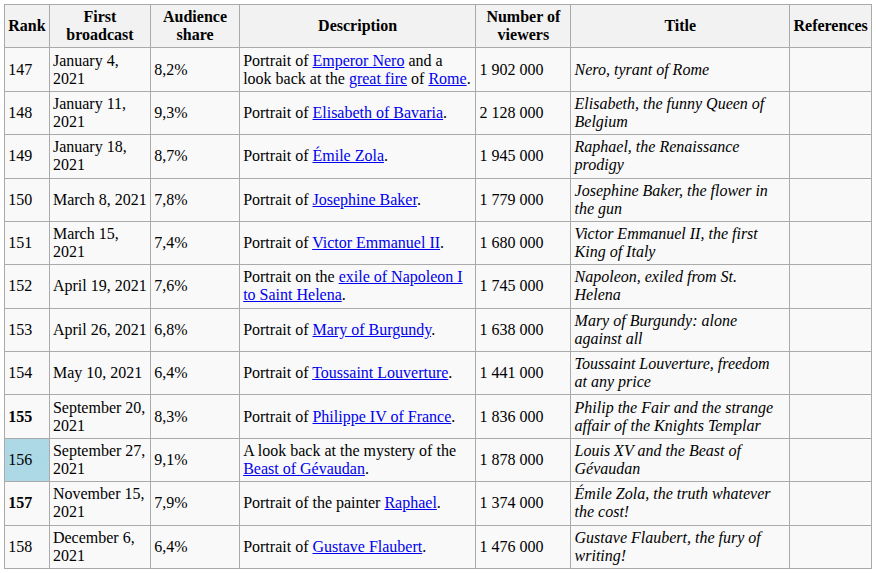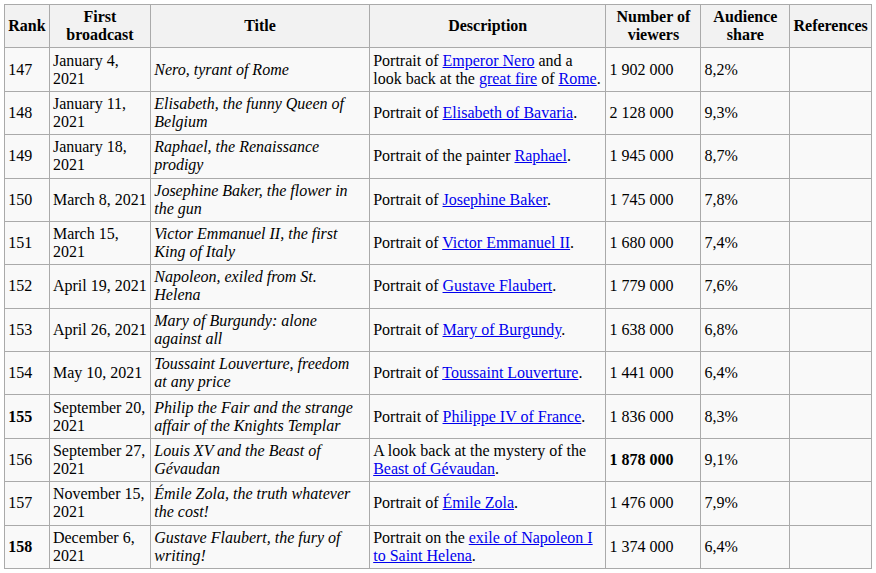columns swapped: (680, 26) <-> (195, 26)
(316, 156) Portrait of Émile Zola. -> (472, 156) Portrait of the painter Raphael.
(512, 199) 1 779 000 -> (642, 199) 1 745 000
(353, 286) Portrait on the exile of Napoleon I to Saint Helena. -> (465, 286) Portrait of Gustave Flaubert.
(512, 286) 1 745 000 -> (642, 286) 1 779 000
(20, 459) lightblue background -> (20, 459) no background
(512, 459) normal -> (642, 459) bold
(20, 503) bold -> (20, 503) normal
(342, 503) Portrait of the painter Raphael. -> (446, 503) Portrait of Émile Zola.
(512, 503) 1 374 000 -> (642, 503) 1 476 000
(20, 546) normal -> (20, 546) bold
(335, 546) Portrait of Gustave Flaubert. -> (483, 546) Portrait on the exile of Napoleon I to Saint Helena.
(512, 546) 1 476 000 -> (642, 546) 1 374 000
